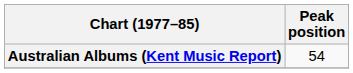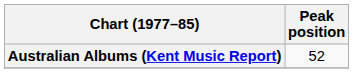(317, 56) 54 -> (317, 56) 52
